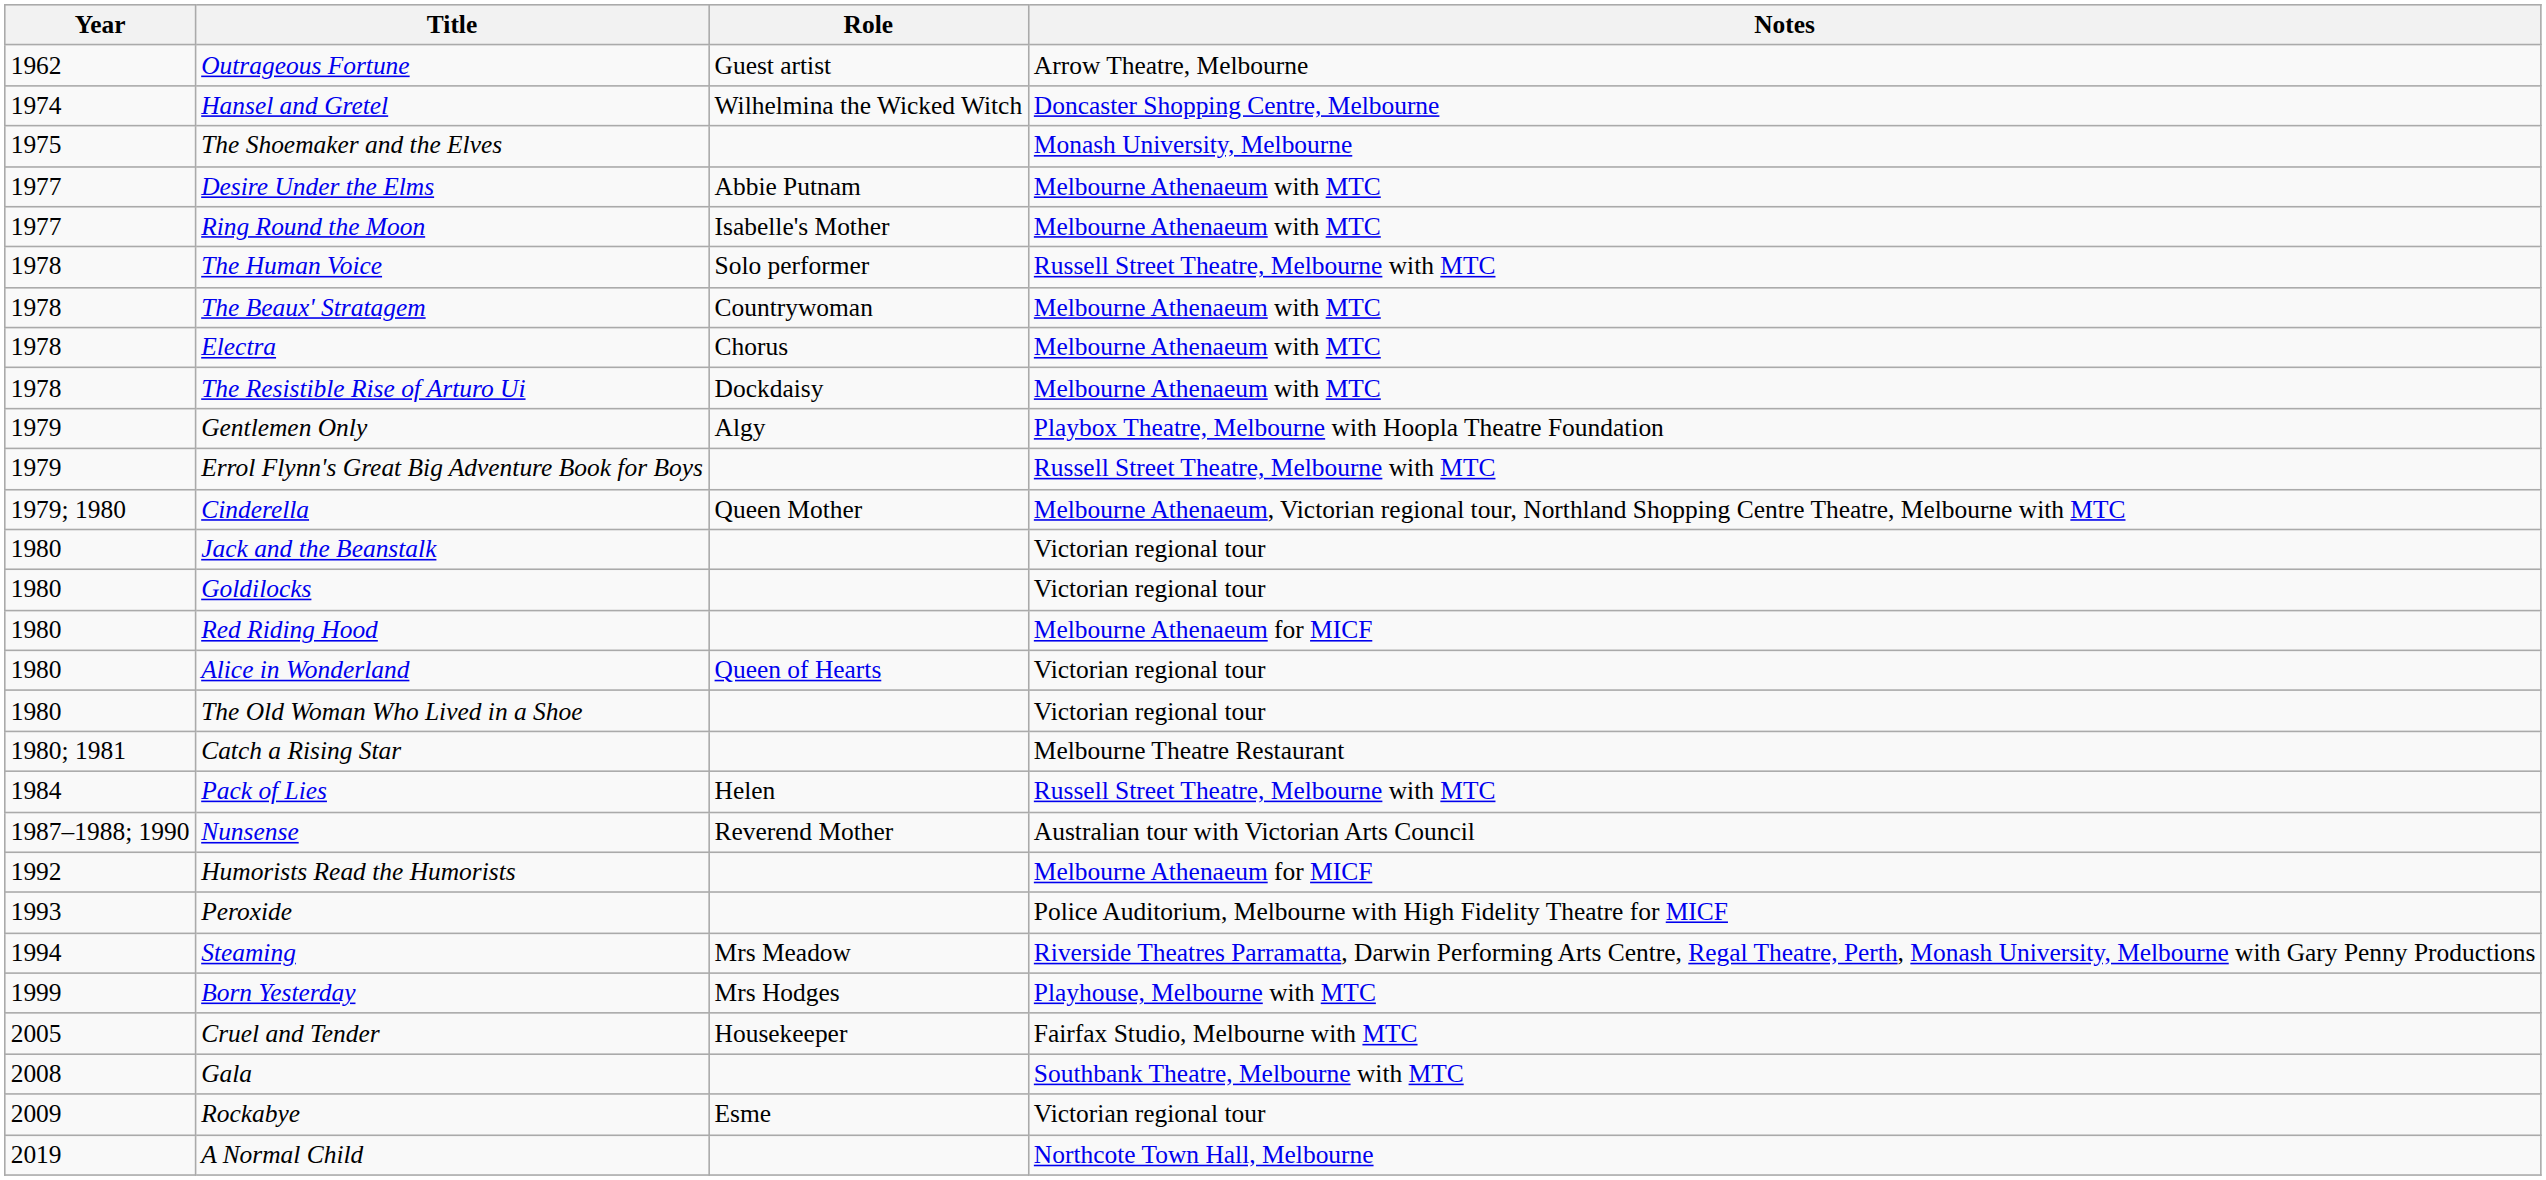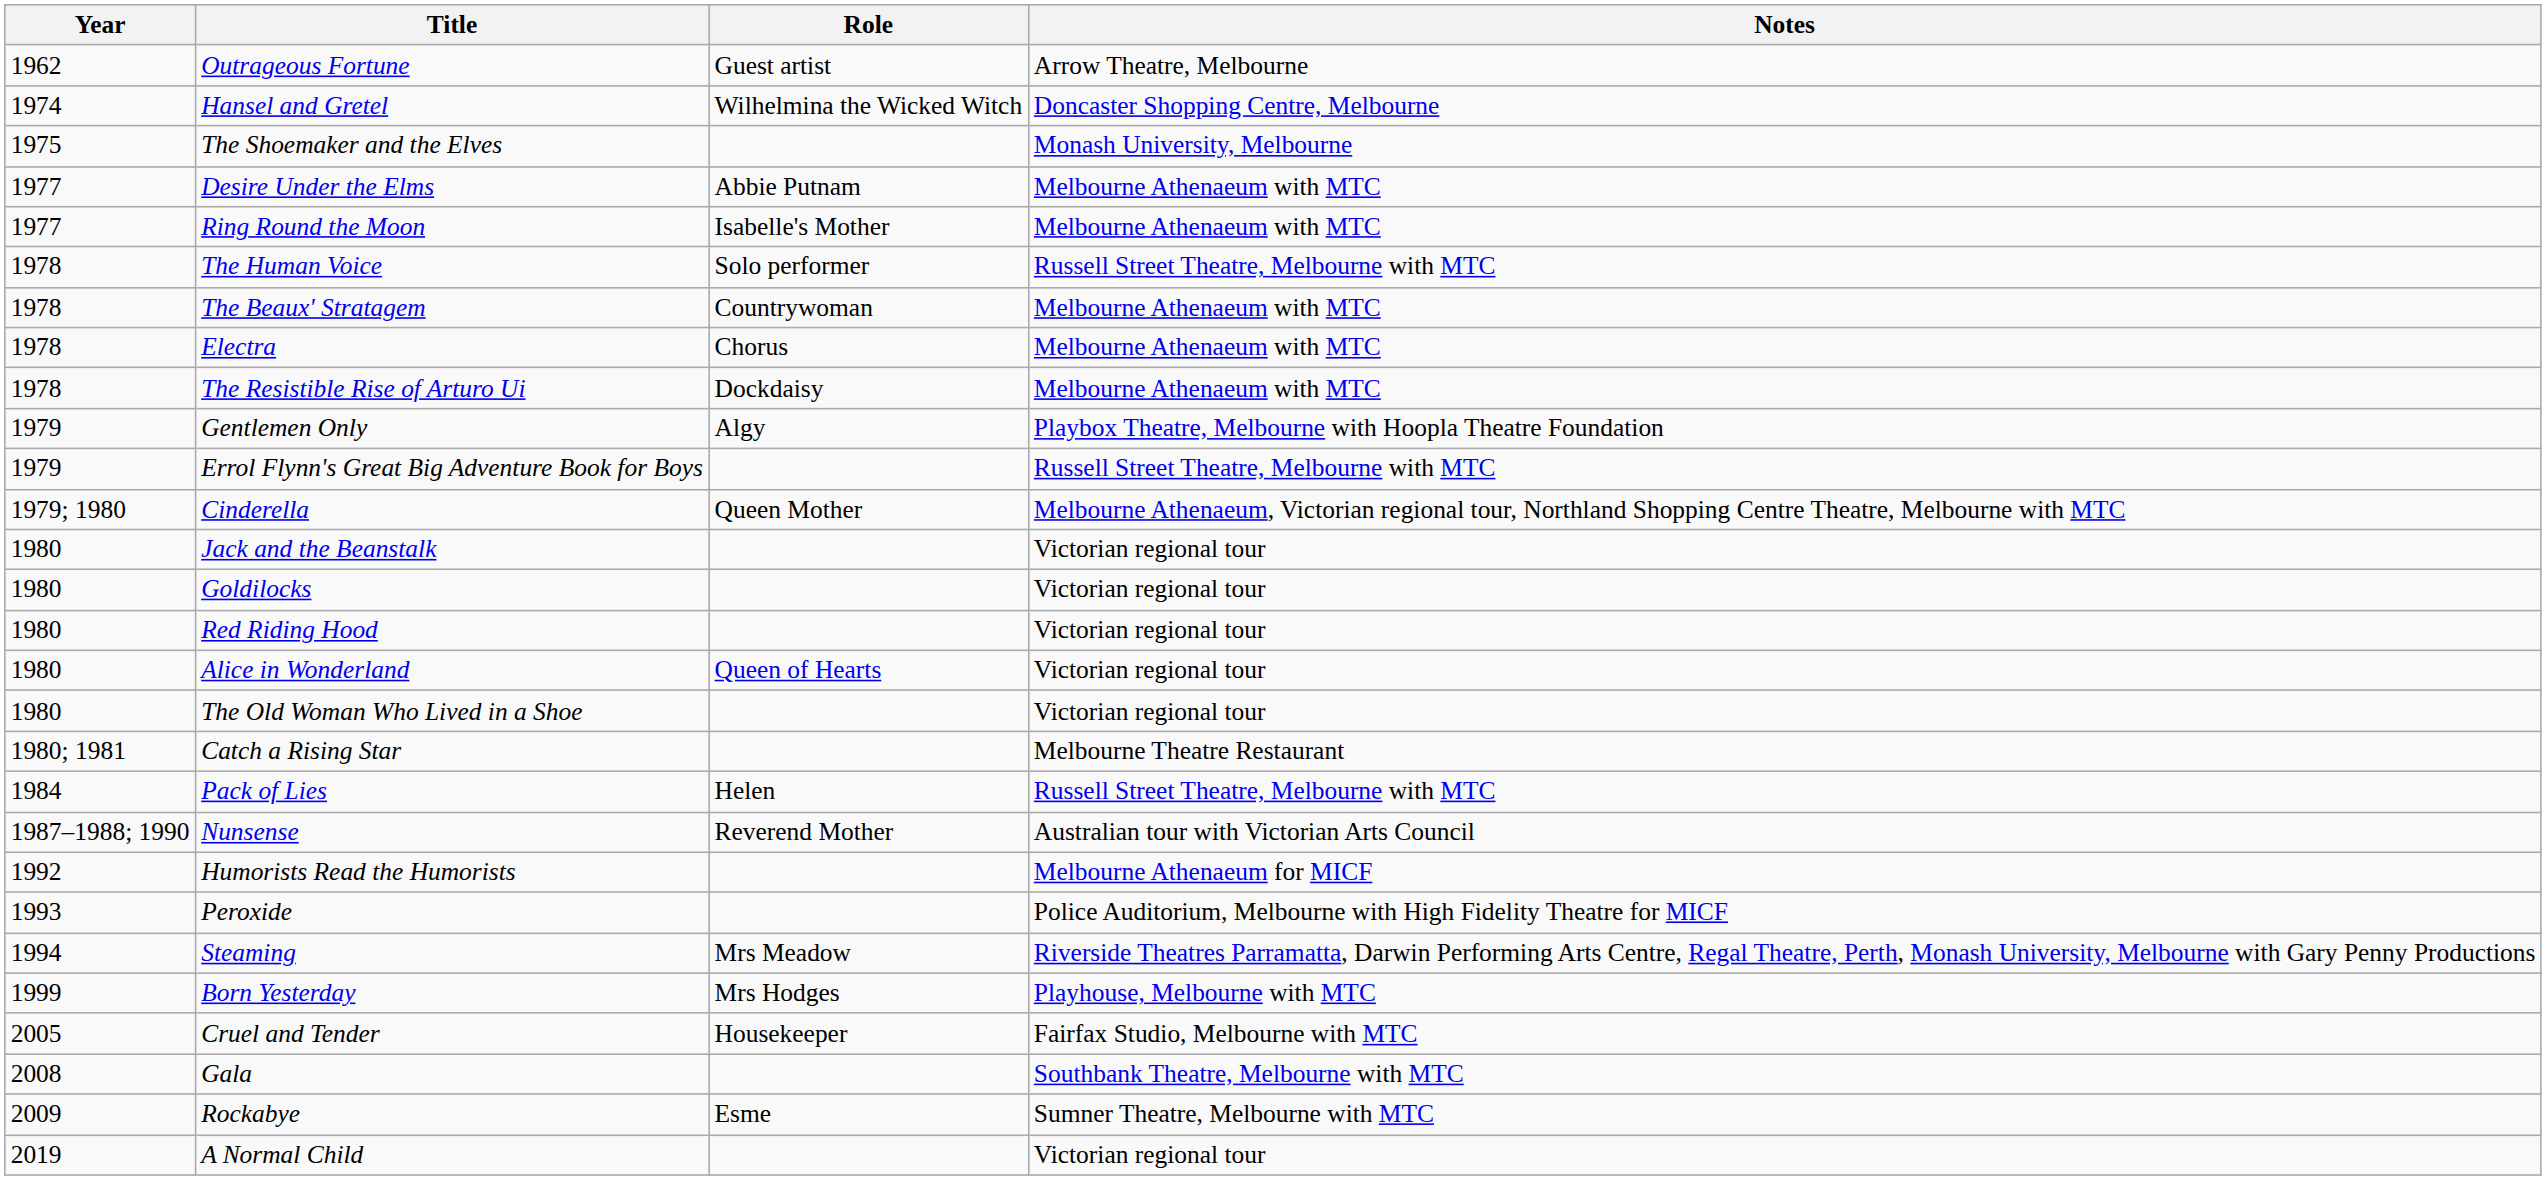(1203, 629) Melbourne Athenaeum for MICF -> (1150, 629) Victorian regional tour
(1150, 1114) Victorian regional tour -> (1234, 1114) Sumner Theatre, Melbourne with MTC
(1204, 1154) Northcote Town Hall, Melbourne -> (1150, 1154) Victorian regional tour
